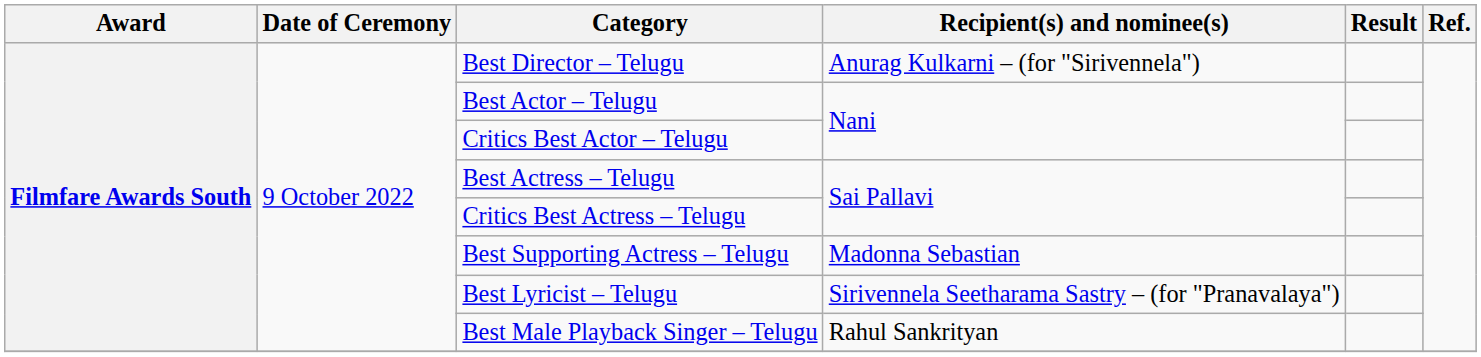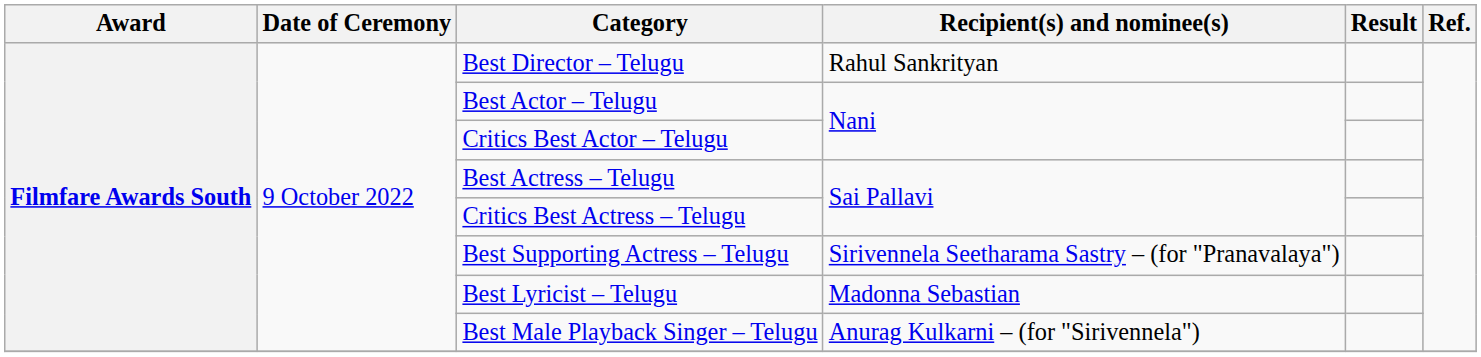(1014, 62) Anurag Kulkarni – (for "Sirivennela") -> (914, 62) Rahul Sankrityan
(924, 255) Madonna Sebastian -> (1084, 255) Sirivennela Seetharama Sastry – (for "Pranavalaya")
(1084, 293) Sirivennela Seetharama Sastry – (for "Pranavalaya") -> (924, 293) Madonna Sebastian
(914, 332) Rahul Sankrityan -> (1014, 332) Anurag Kulkarni – (for "Sirivennela")
